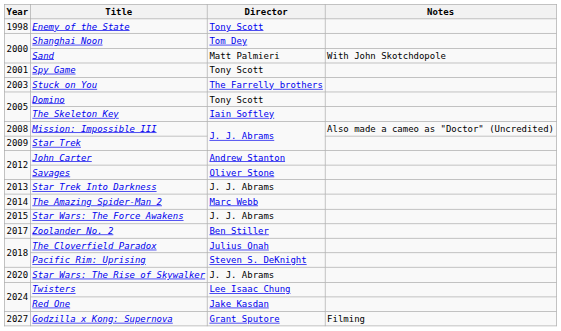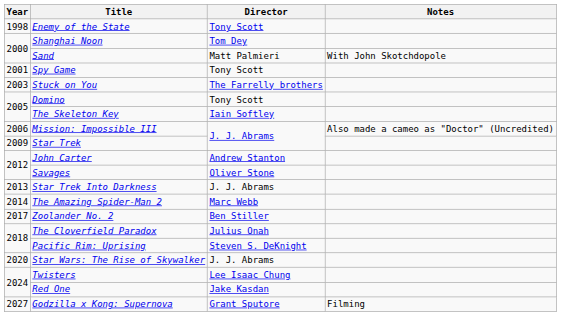(17, 129) 2008 -> (17, 129) 2006
- row: (108, 216)
